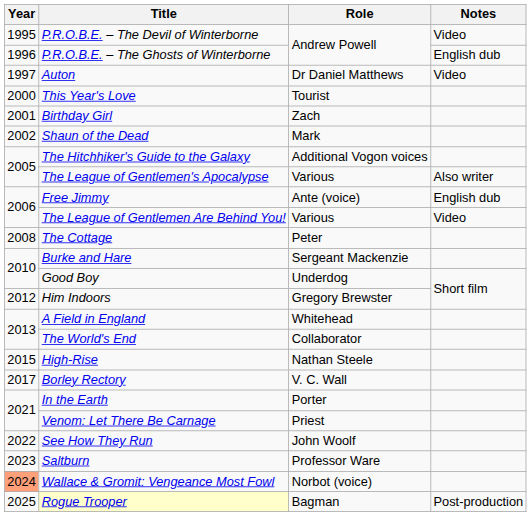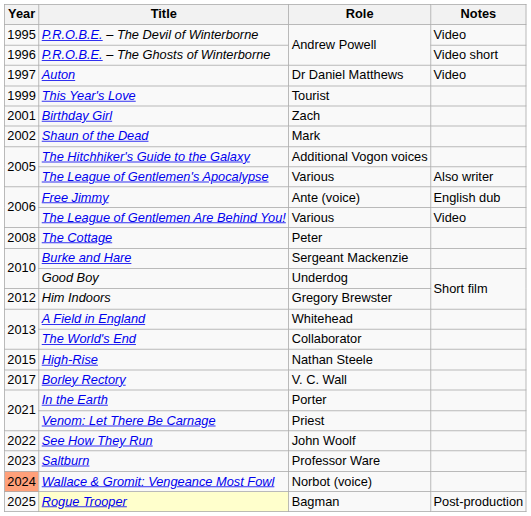(467, 55) English dub -> (466, 55) Video short
(22, 95) 2000 -> (22, 95) 1999
